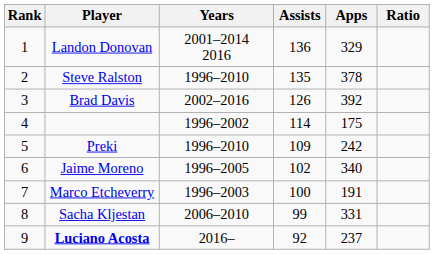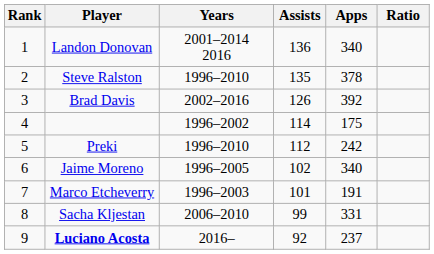(351, 46) 329 -> (351, 46) 340
(300, 146) 109 -> (300, 146) 112
(300, 191) 100 -> (300, 191) 101
